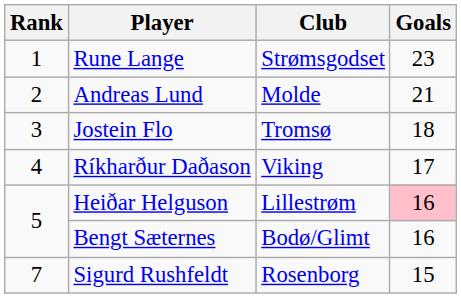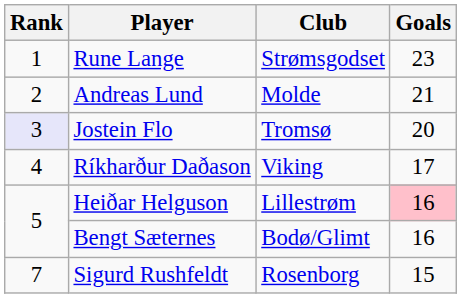(36, 130) no background -> (36, 130) lavender background
(423, 130) 18 -> (423, 130) 20
